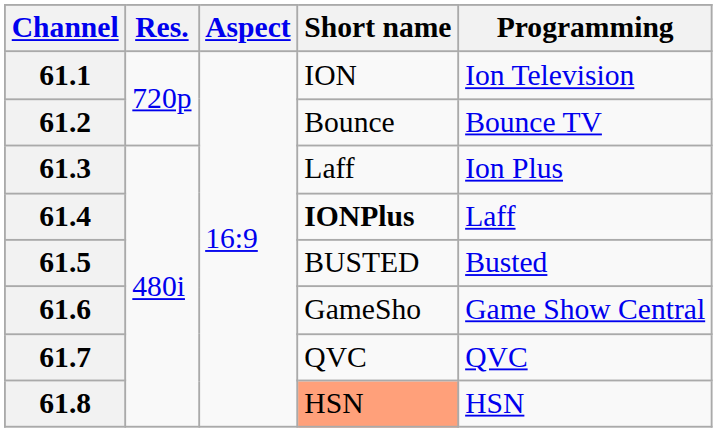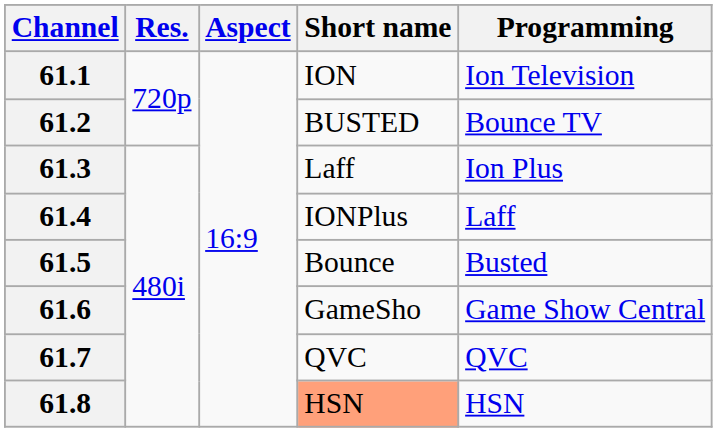(350, 121) Bounce -> (362, 121) BUSTED
(359, 215) bold -> (356, 215) normal
(362, 262) BUSTED -> (350, 262) Bounce
